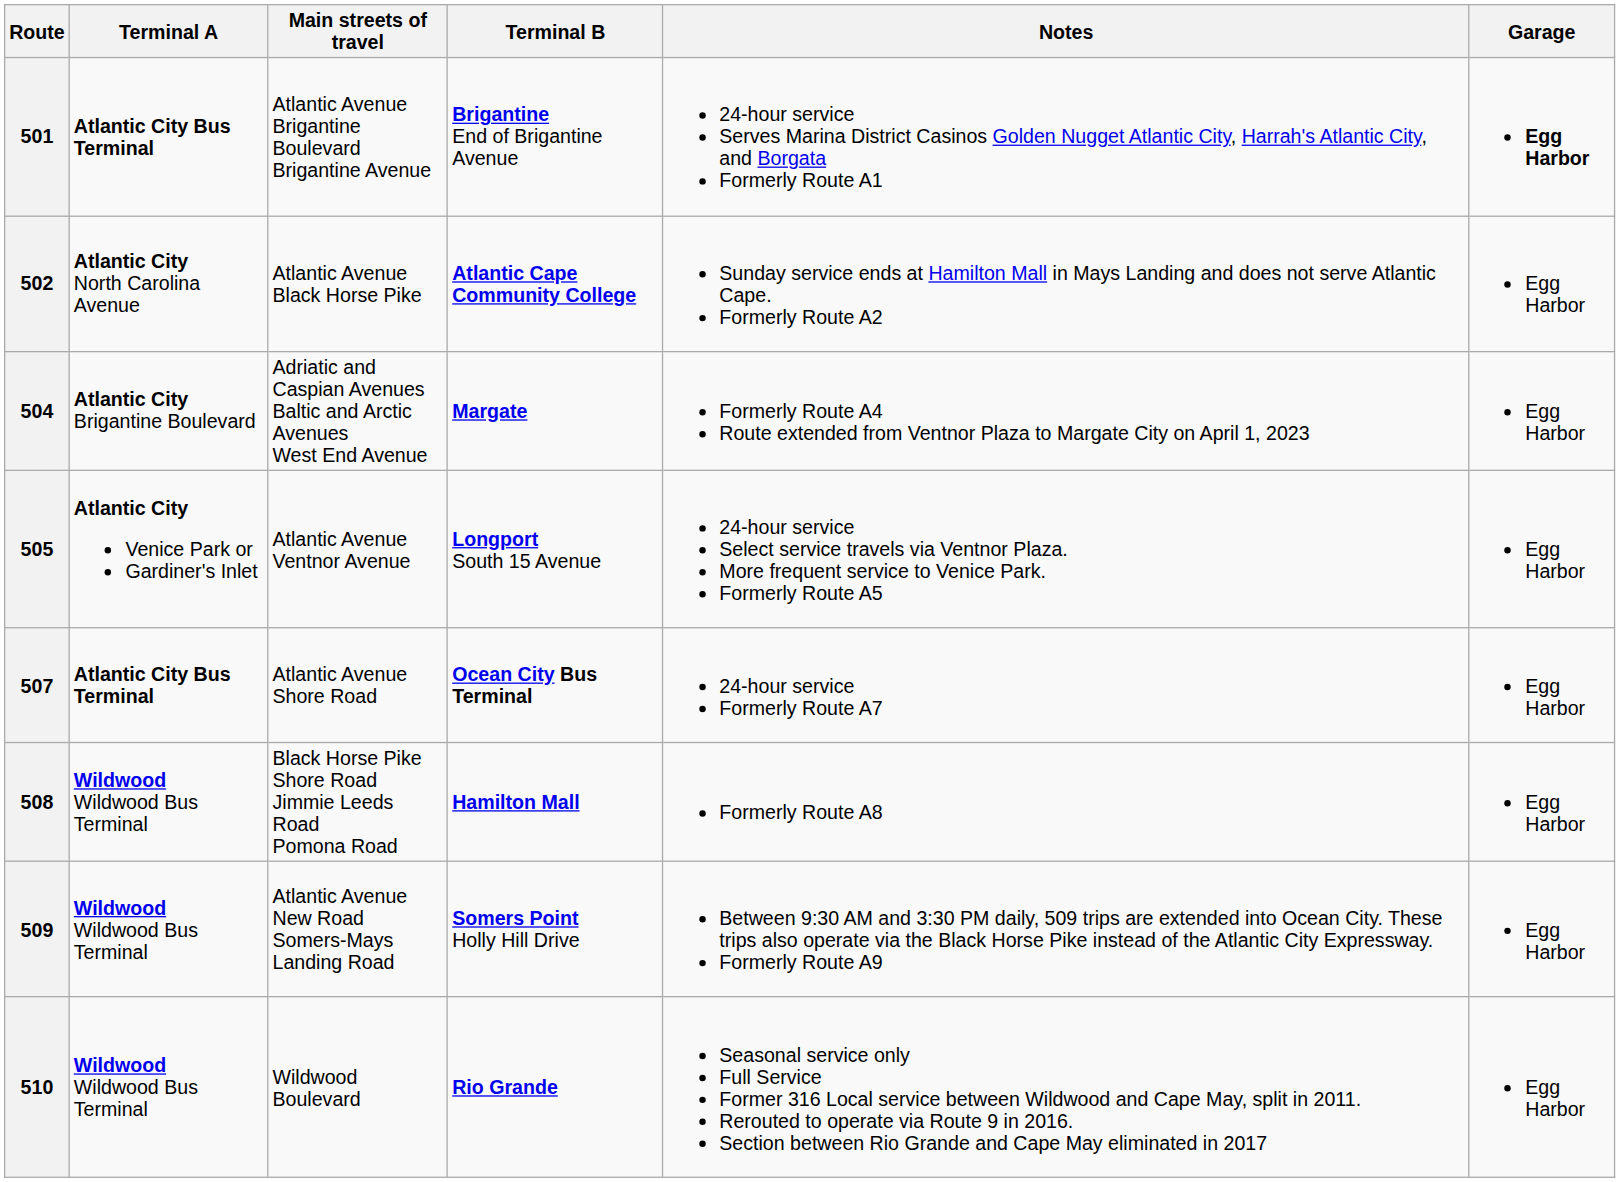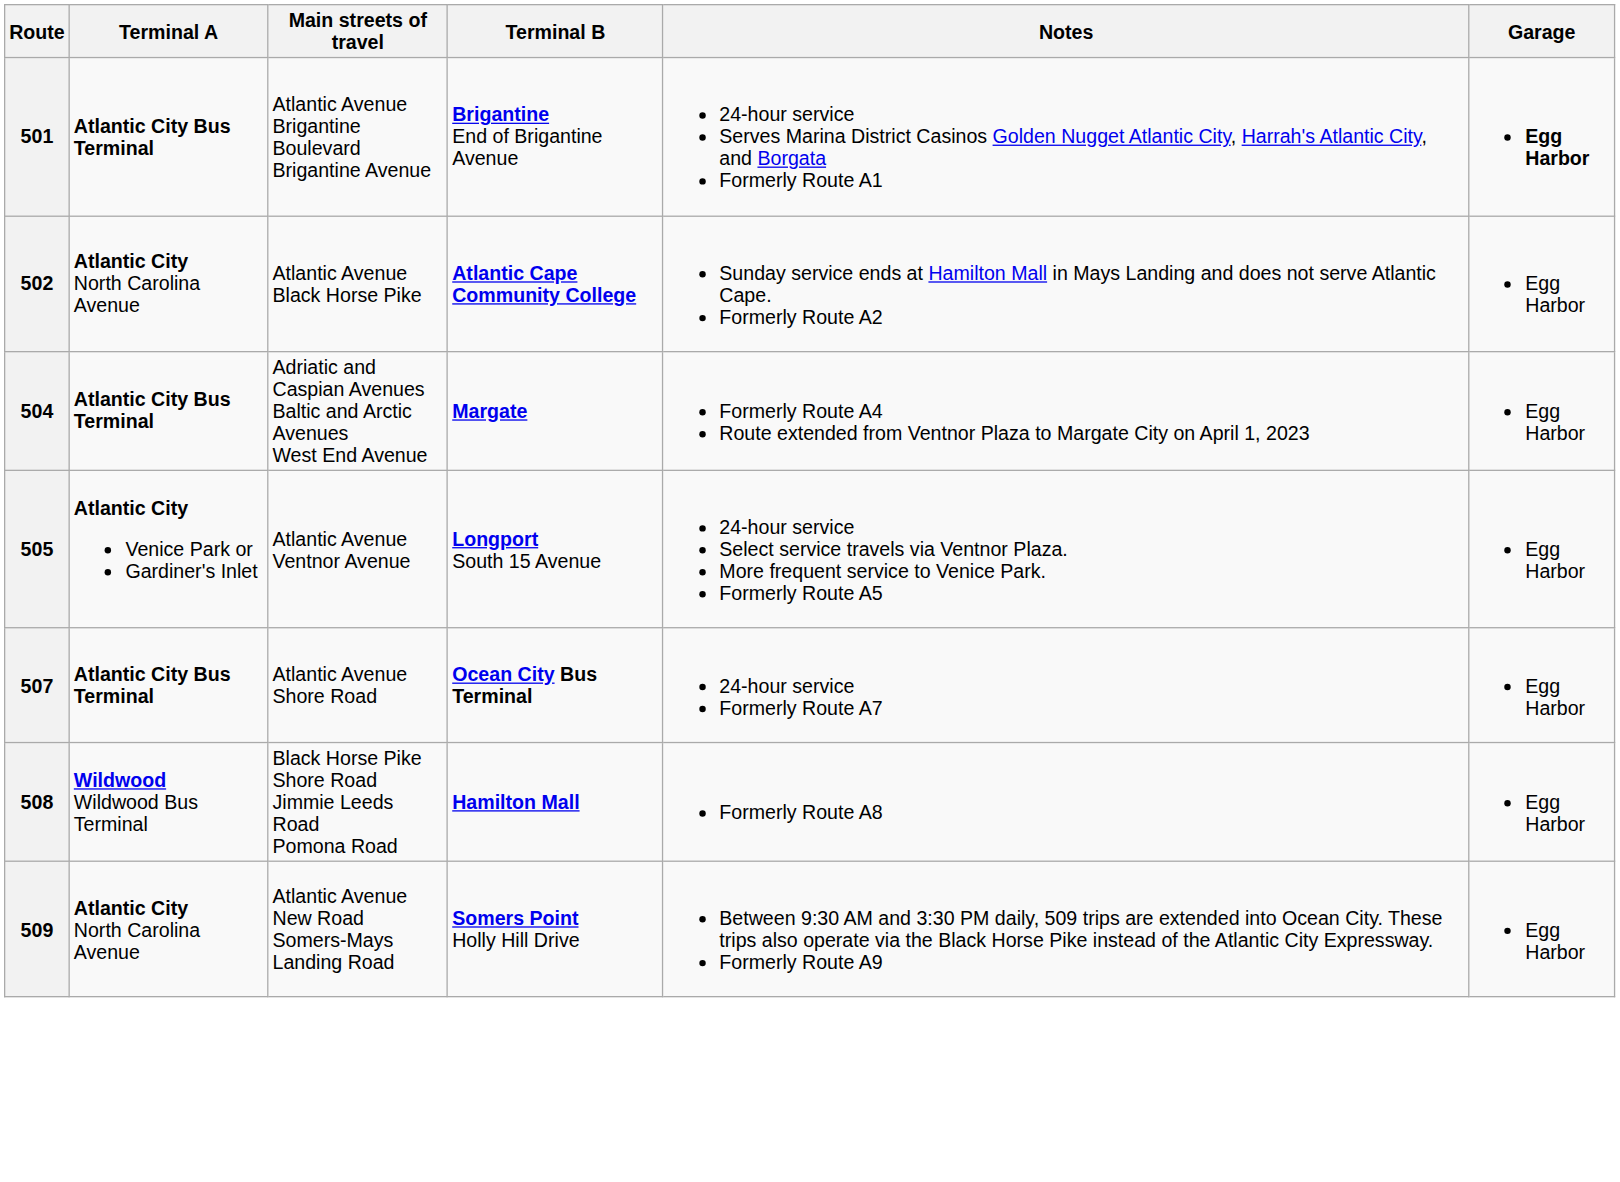(165, 411) Atlantic City Brigantine Boulevard -> (152, 411) Atlantic City Bus Terminal
(136, 929) Wildwood Wildwood Bus Terminal -> (137, 929) Atlantic City North Carolina Avenue
- row: (37, 1087)
